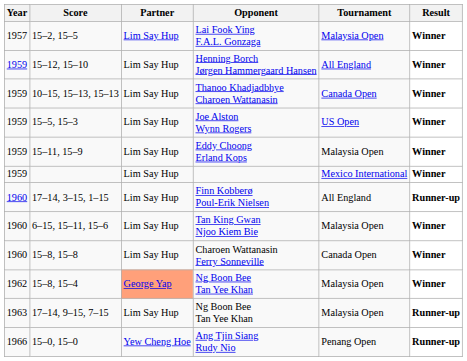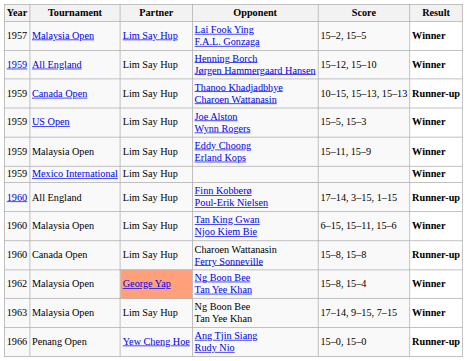columns swapped: (364, 13) <-> (75, 13)
(429, 94) Winner -> (436, 94) Runner-up
(429, 255) Winner -> (436, 255) Runner-up
(436, 313) Runner-up -> (429, 313) Winner
